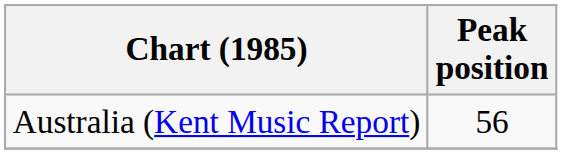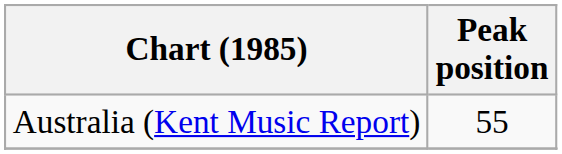(492, 121) 56 -> (492, 121) 55
